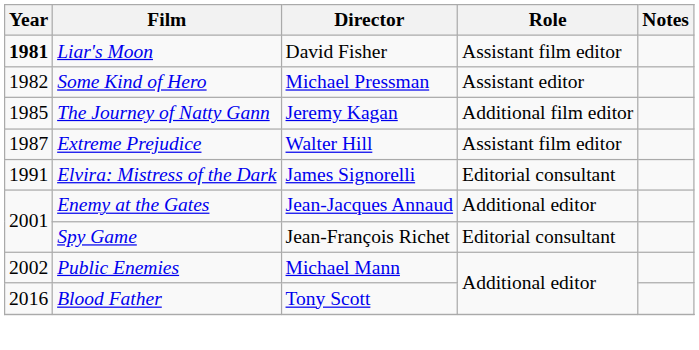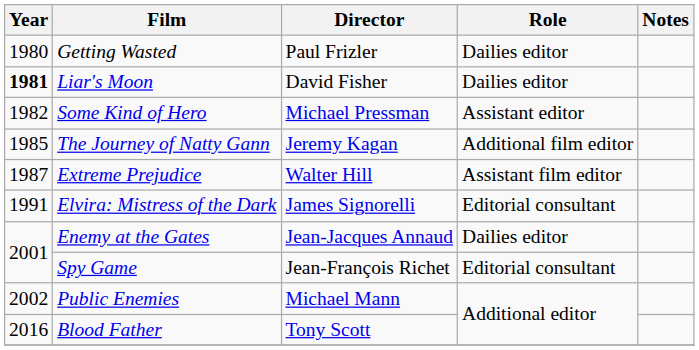+ row: (117, 50)
(542, 50) Assistant film editor -> (515, 81) Dailies editor
(529, 205) Additional editor -> (515, 236) Dailies editor
